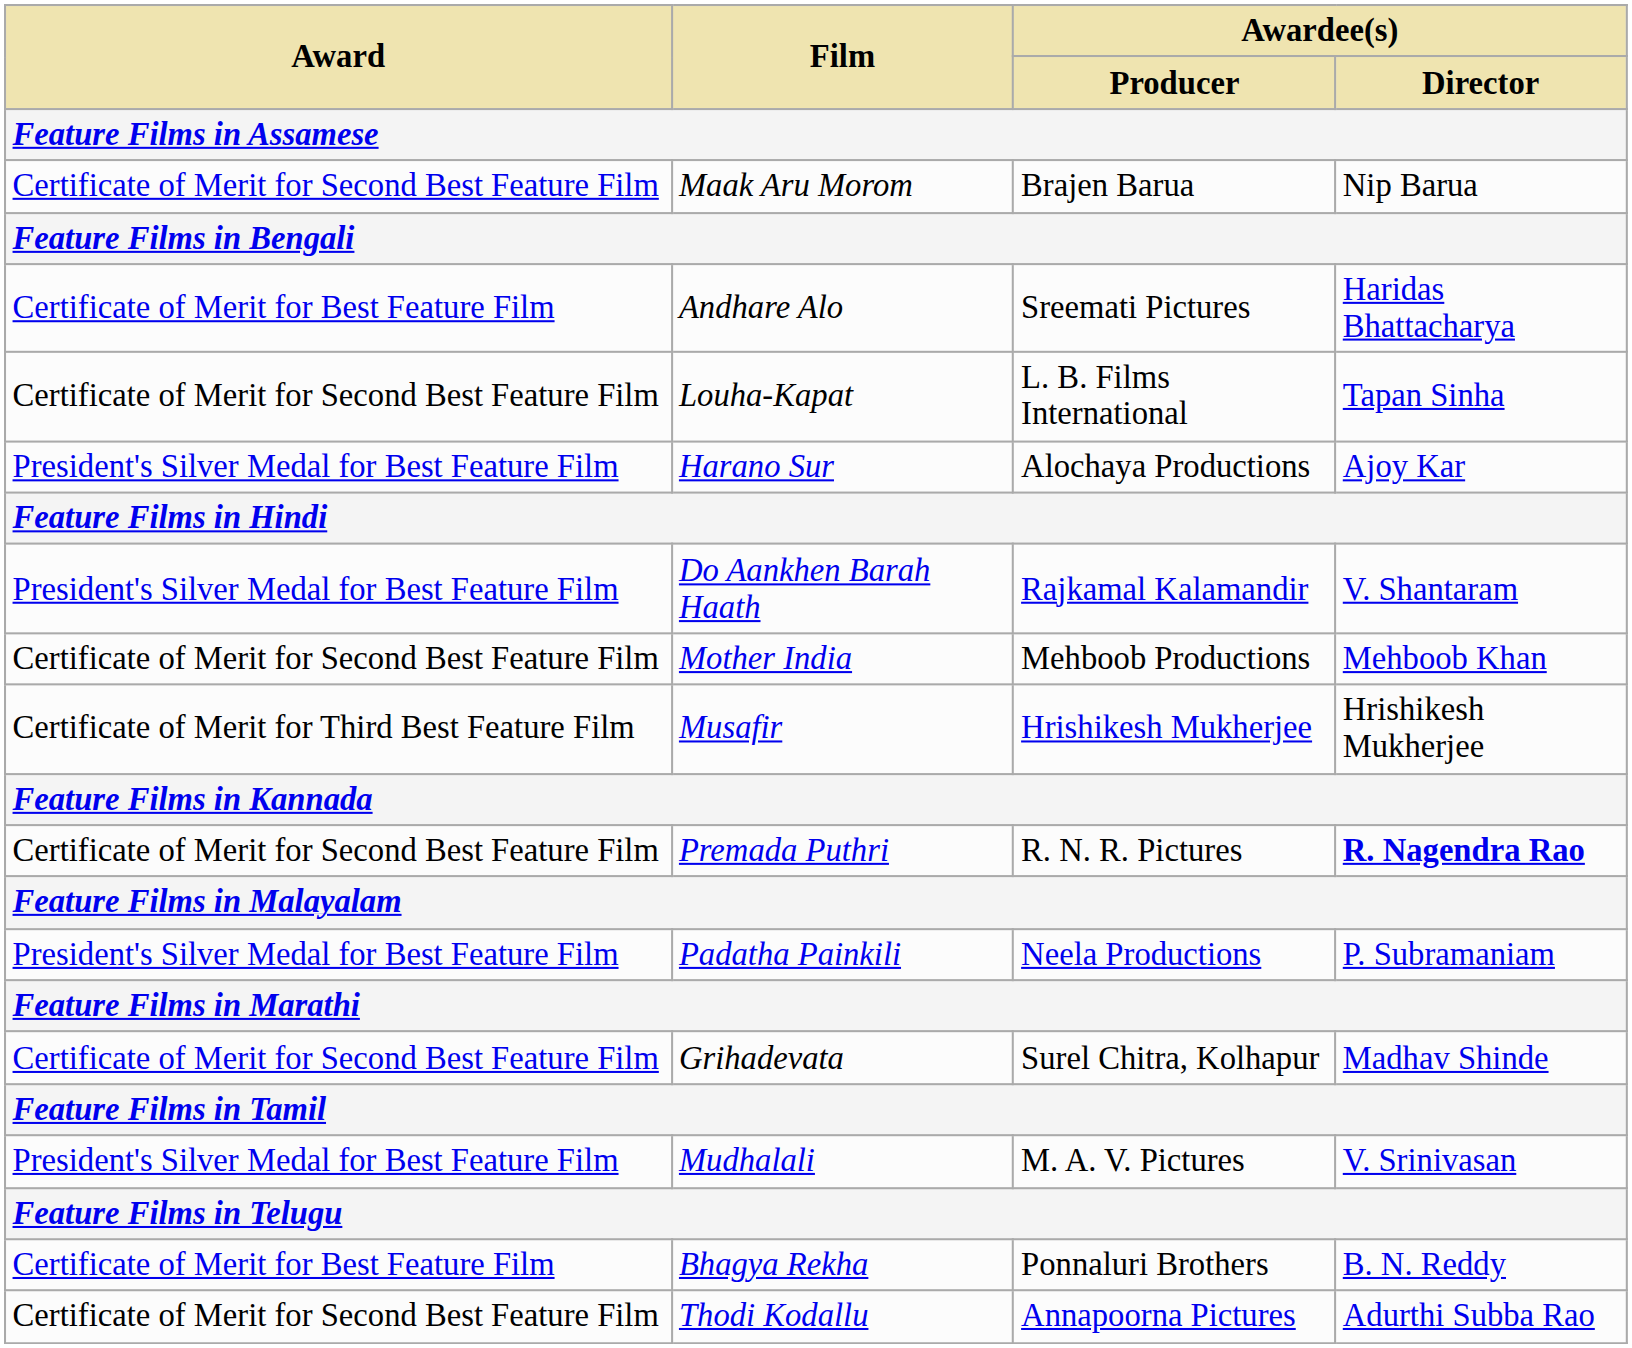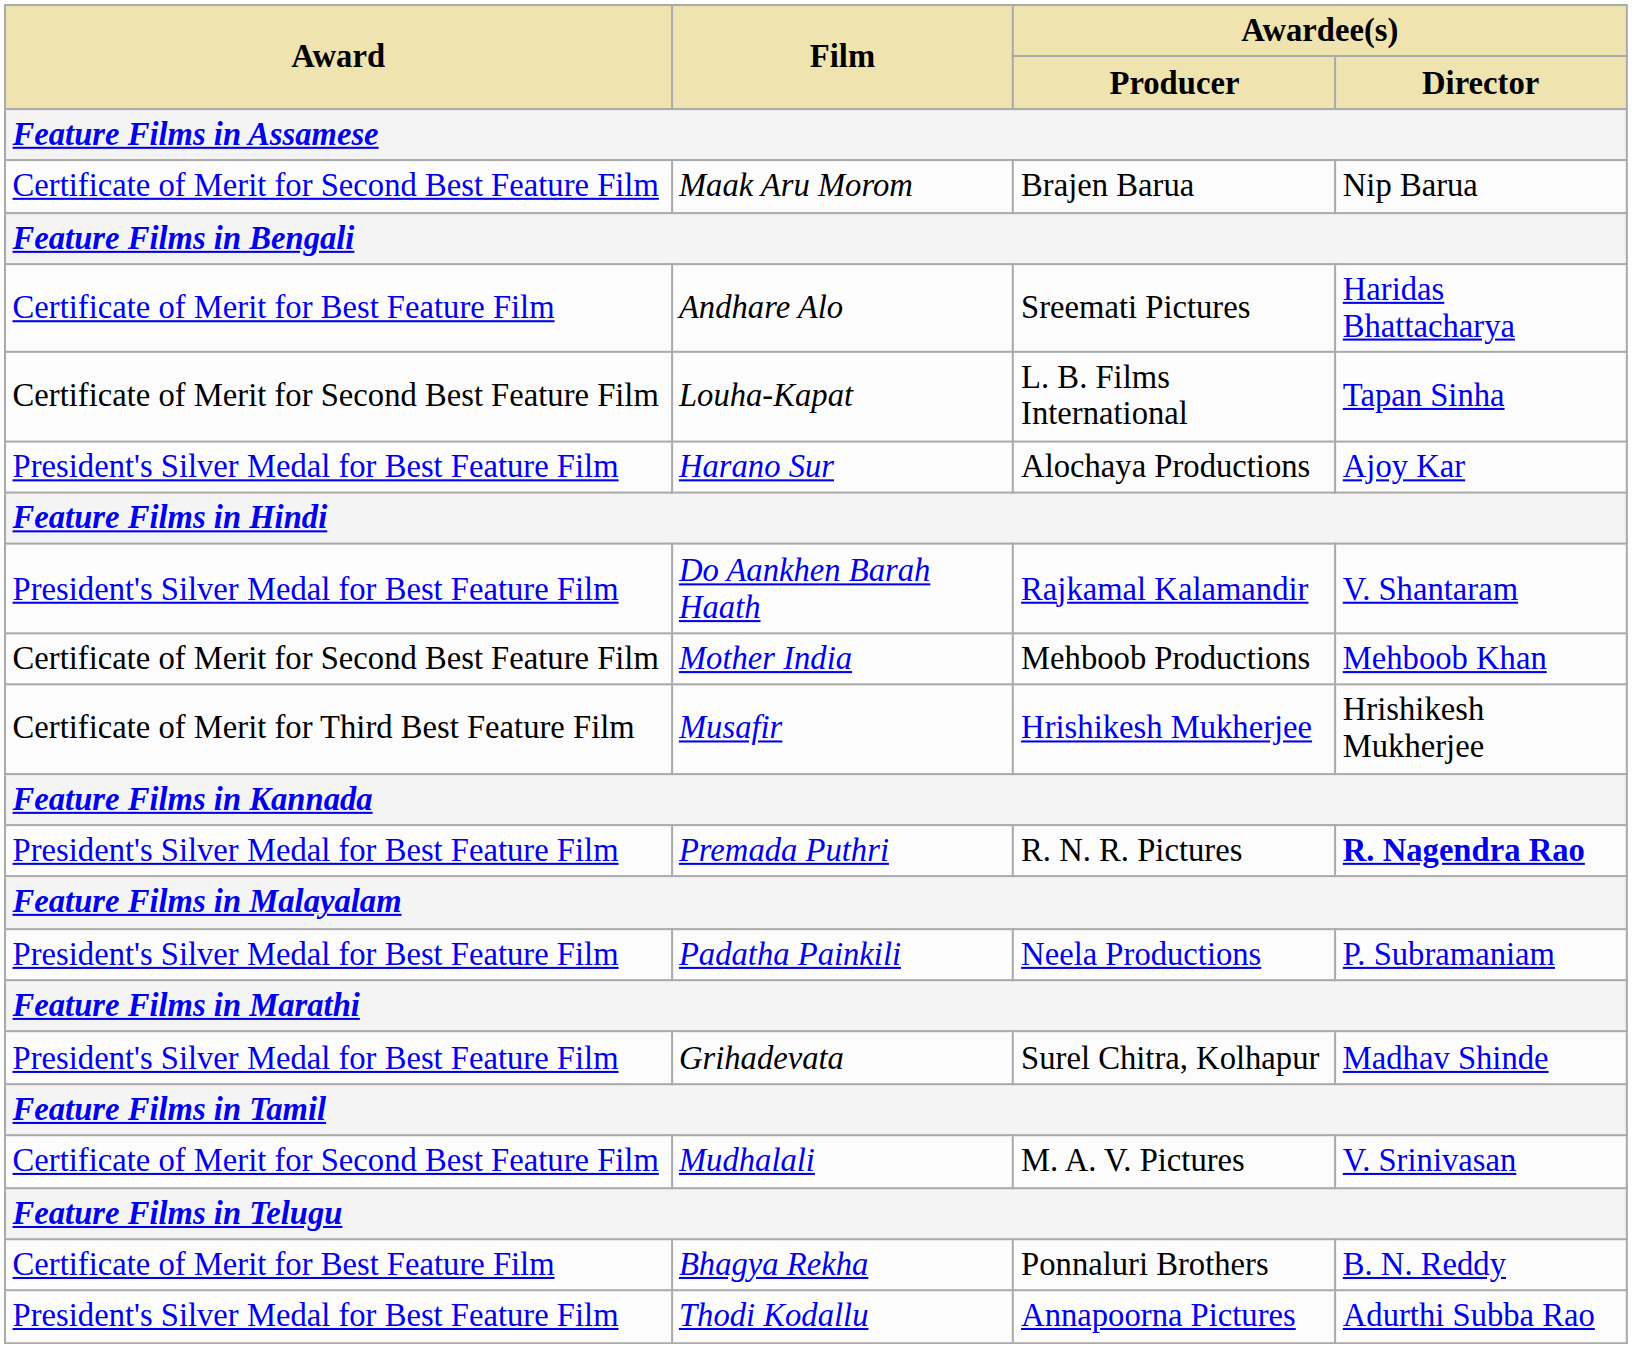(336, 850) Certificate of Merit for Second Best Feature Film -> (316, 850) President's Silver Medal for Best Feature Film
(336, 1057) Certificate of Merit for Second Best Feature Film -> (316, 1057) President's Silver Medal for Best Feature Film
(316, 1160) President's Silver Medal for Best Feature Film -> (336, 1160) Certificate of Merit for Second Best Feature Film
(336, 1316) Certificate of Merit for Second Best Feature Film -> (316, 1316) President's Silver Medal for Best Feature Film
